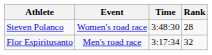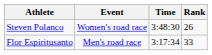(188, 27) 28 -> (188, 27) 26
(188, 42) 32 -> (188, 42) 33
